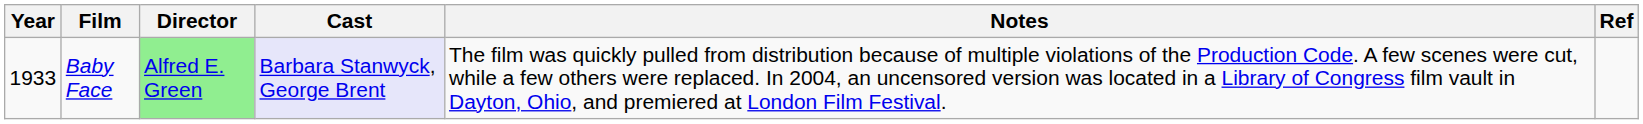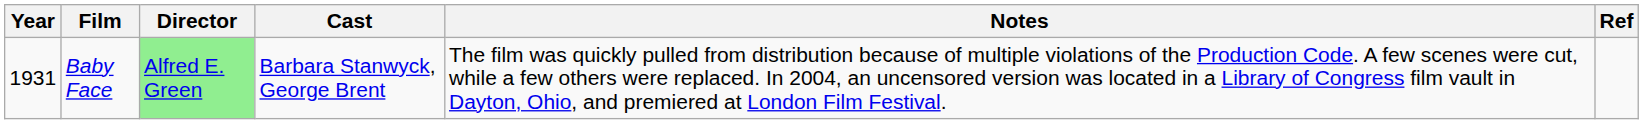(33, 77) 1933 -> (33, 77) 1931
(348, 77) lavender background -> (348, 77) no background
